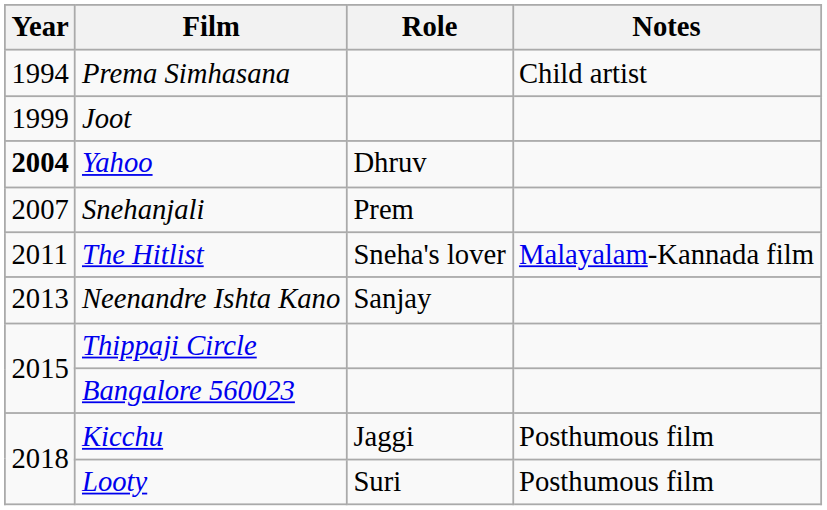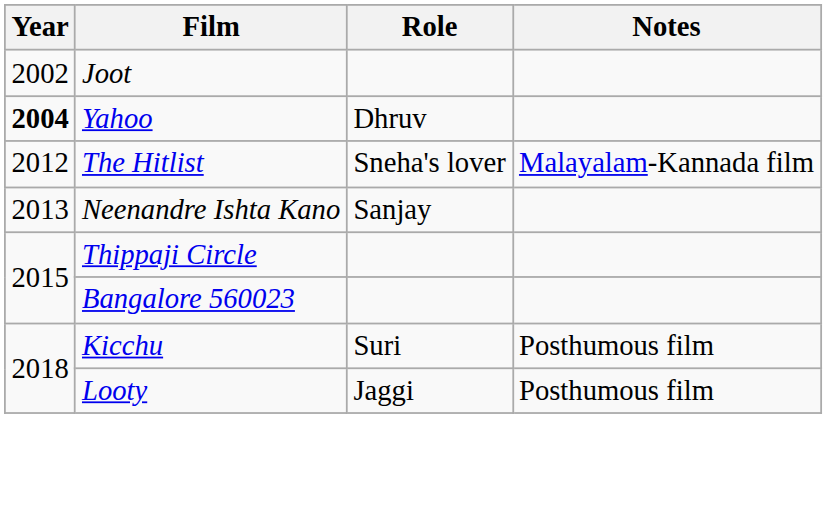- row: (186, 72)
(40, 118) 1999 -> (40, 72) 2002
- row: (143, 208)
(40, 254) 2011 -> (40, 163) 2012
(384, 436) Jaggi -> (377, 345) Suri
(377, 481) Suri -> (384, 390) Jaggi
